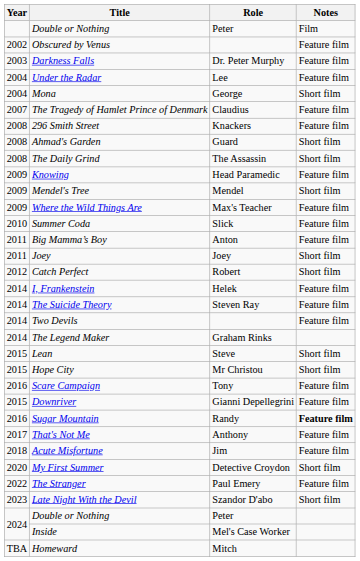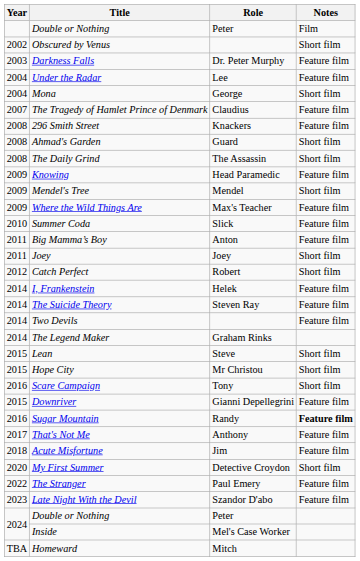(324, 45) Feature film -> (320, 45) Short film
(324, 386) Feature film -> (320, 386) Short film
(320, 499) Short film -> (324, 499) Feature film
